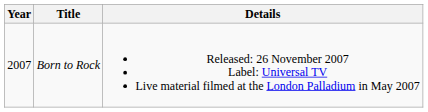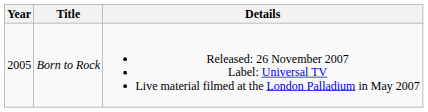(19, 65) 2007 -> (19, 65) 2005
